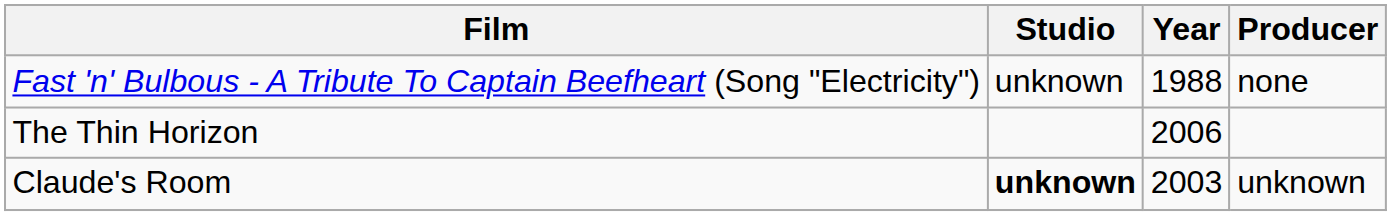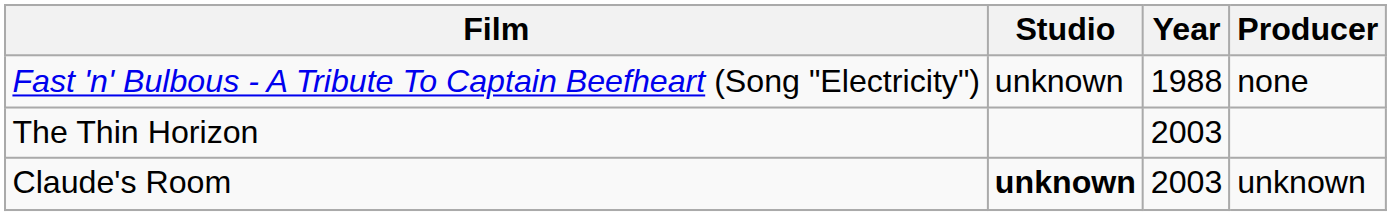(1187, 132) 2006 -> (1187, 132) 2003
